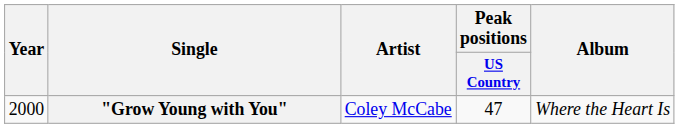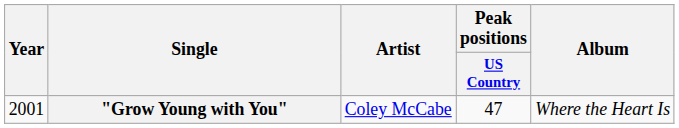(26, 109) 2000 -> (26, 109) 2001
